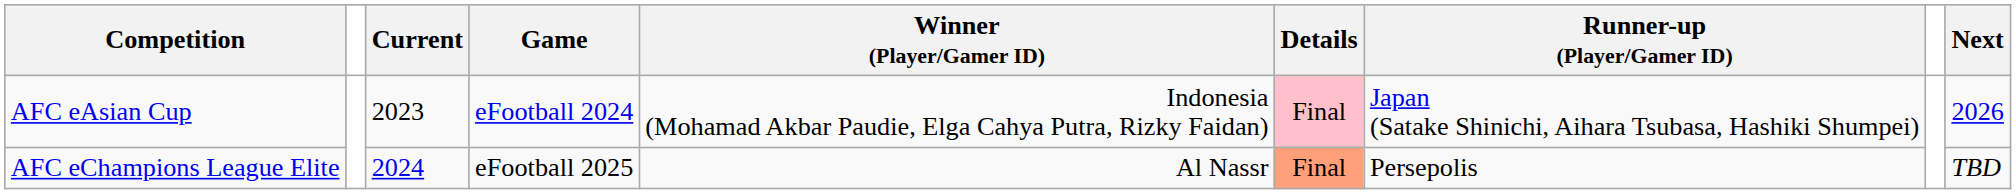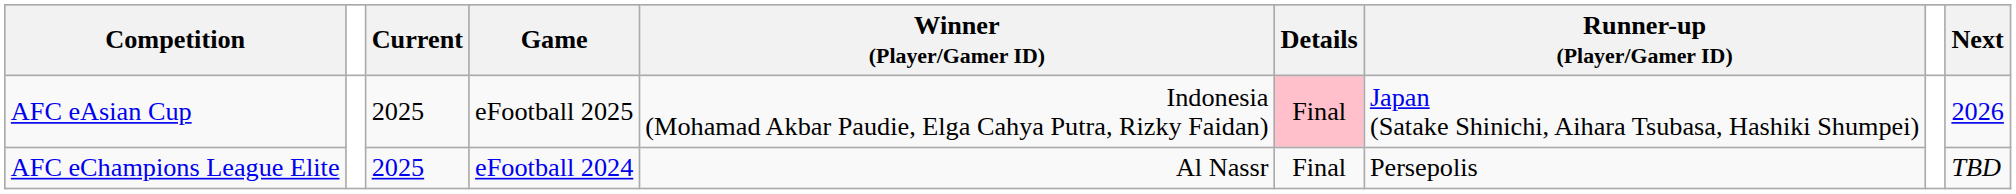(398, 111) 2023 -> (398, 111) 2025
(554, 111) eFootball 2024 -> (554, 111) eFootball 2025
(398, 167) 2024 -> (398, 167) 2025
(554, 167) eFootball 2025 -> (554, 167) eFootball 2024
(1319, 167) lightsalmon background -> (1319, 167) no background
